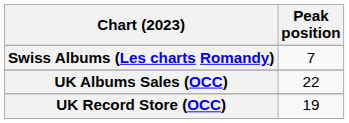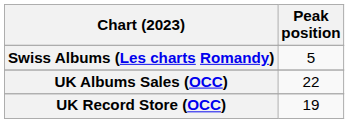(311, 57) 7 -> (311, 57) 5
